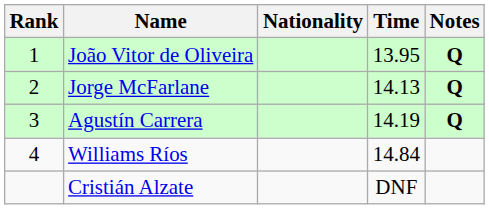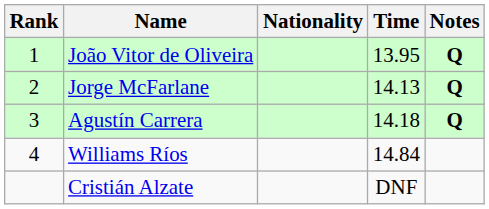(396, 120) 14.19 -> (396, 120) 14.18
